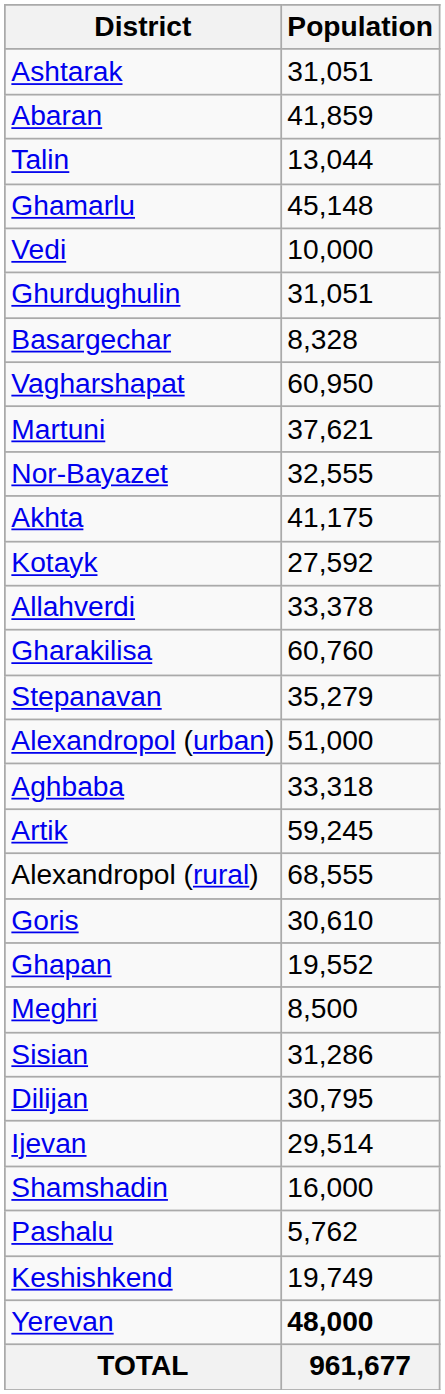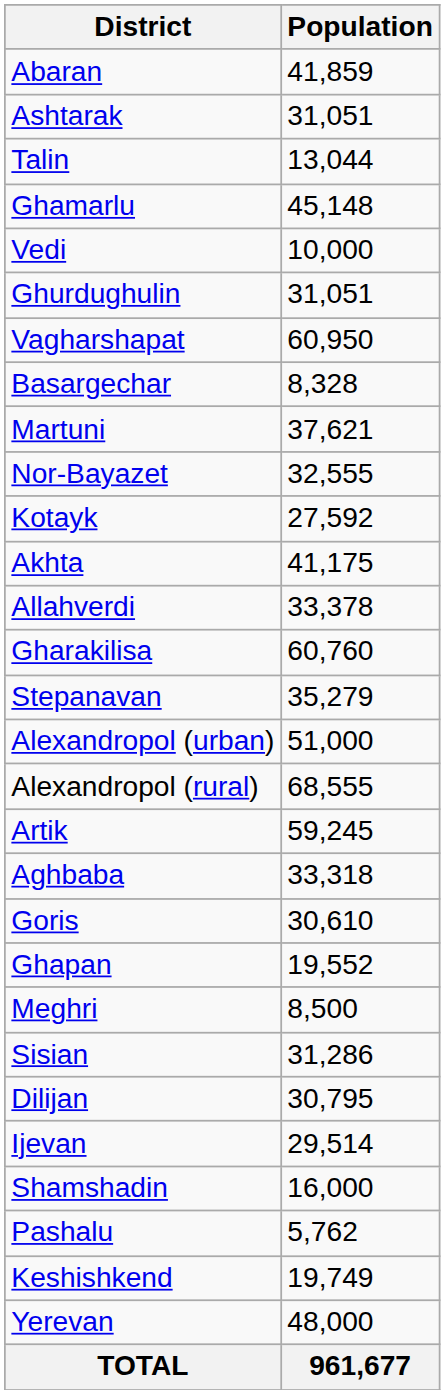rows swapped: (57, 116) <-> (67, 71)
rows swapped: (98, 384) <-> (91, 339)
rows swapped: (47, 518) <-> (54, 562)
rows swapped: (68, 786) <-> (135, 875)
(330, 1321) bold -> (330, 1321) normal
